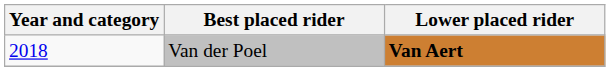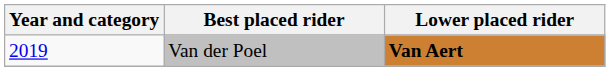(28, 50) 2018 -> (28, 50) 2019
